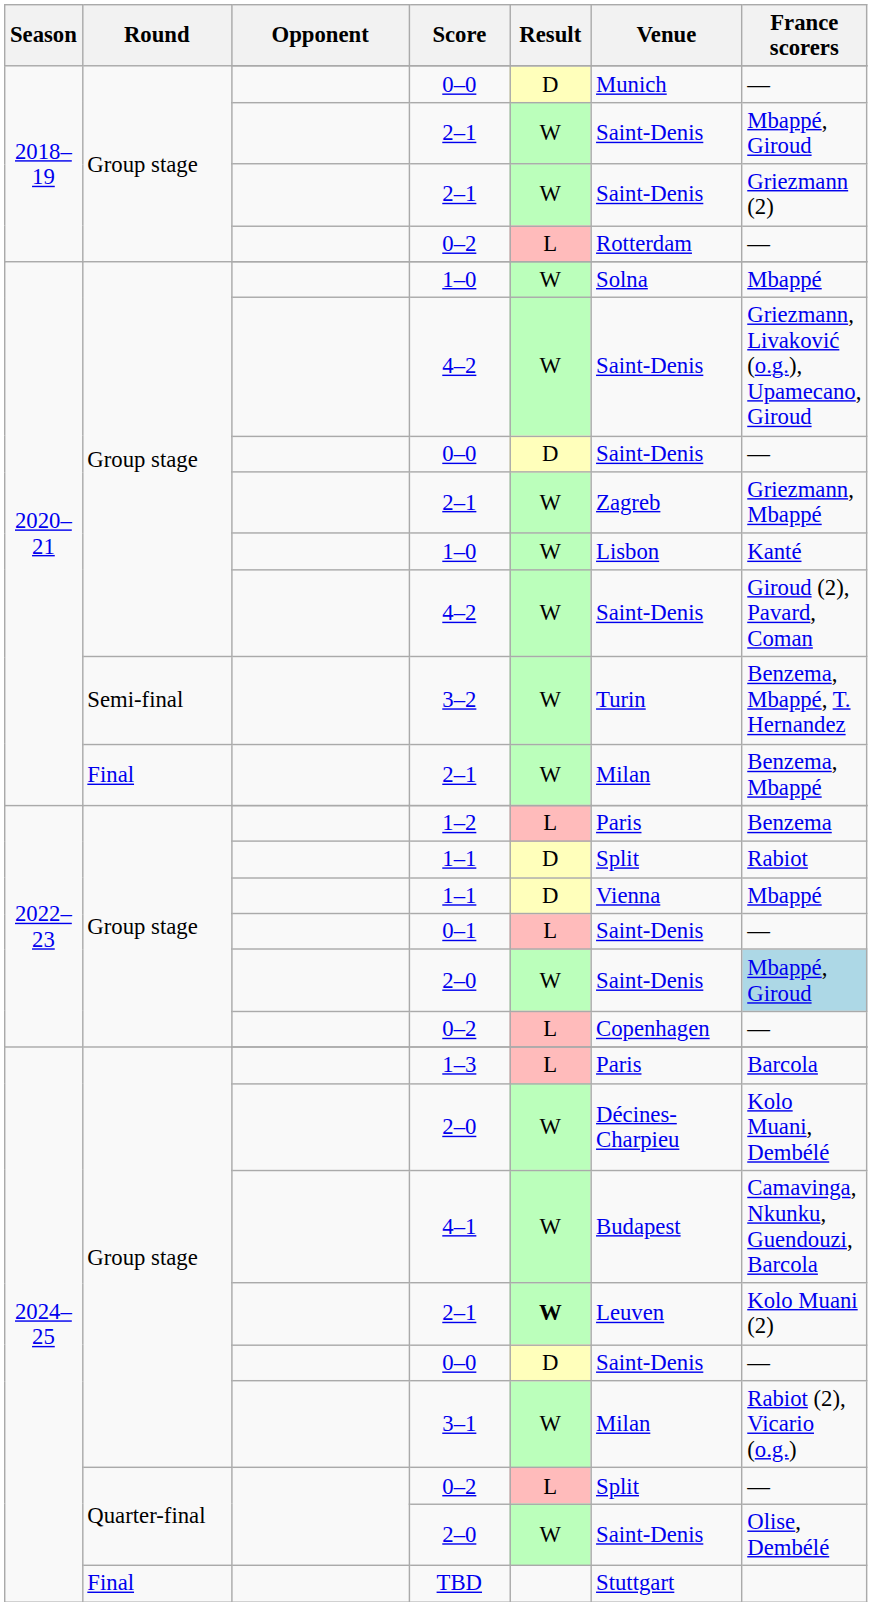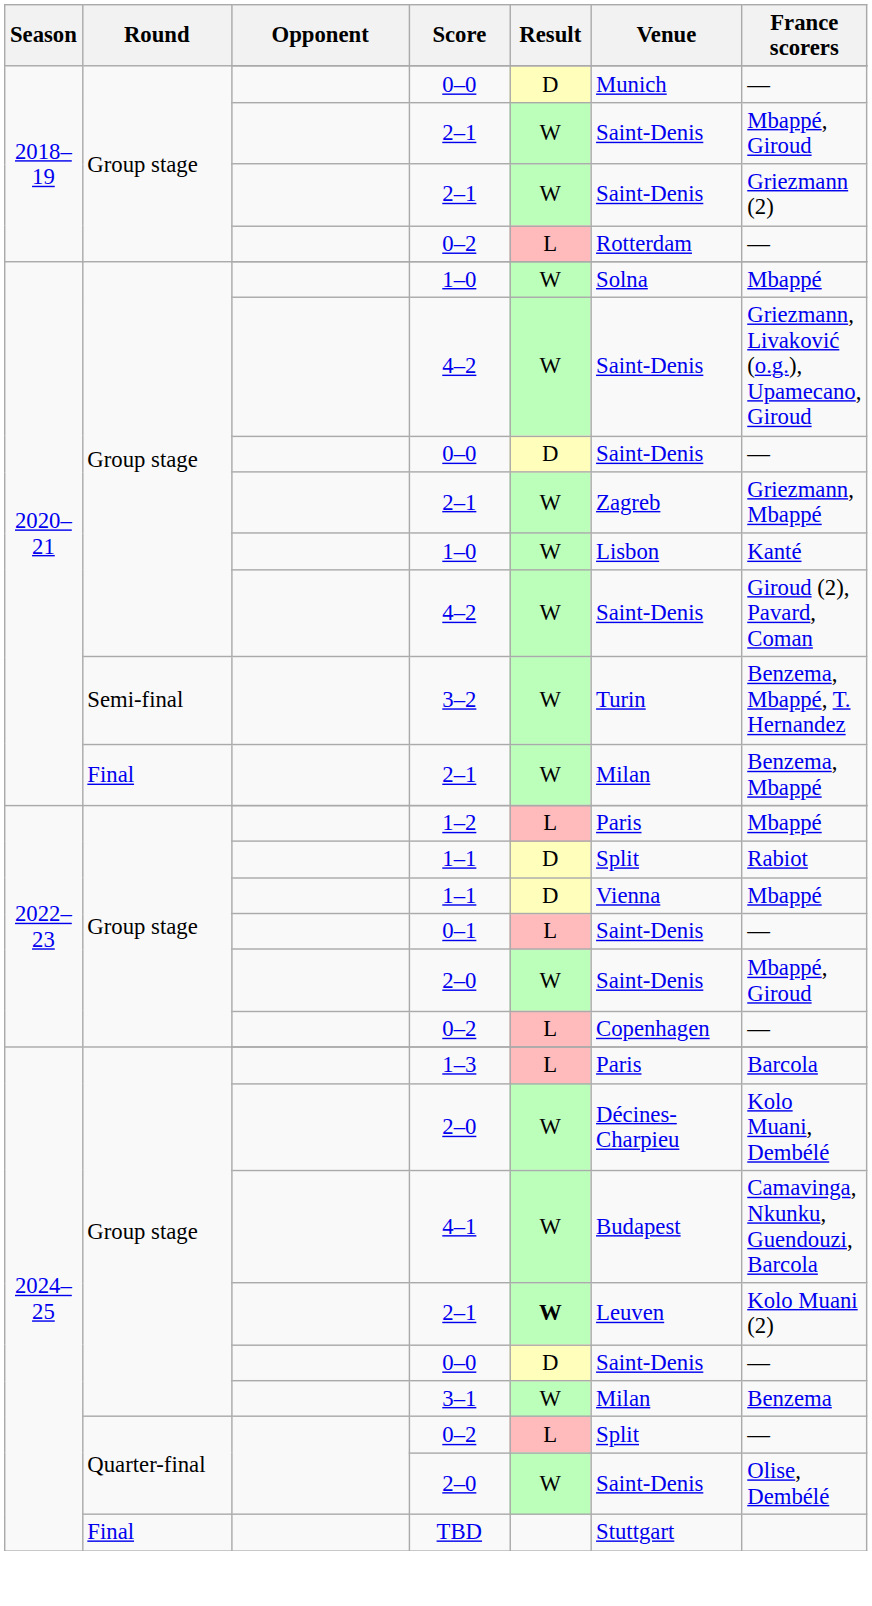(790, 823) Benzema -> (784, 823) Mbappé
(787, 980) lightblue background -> (787, 980) no background
(796, 1424) Rabiot (2), Vicario (o.g.) -> (790, 1398) Benzema
